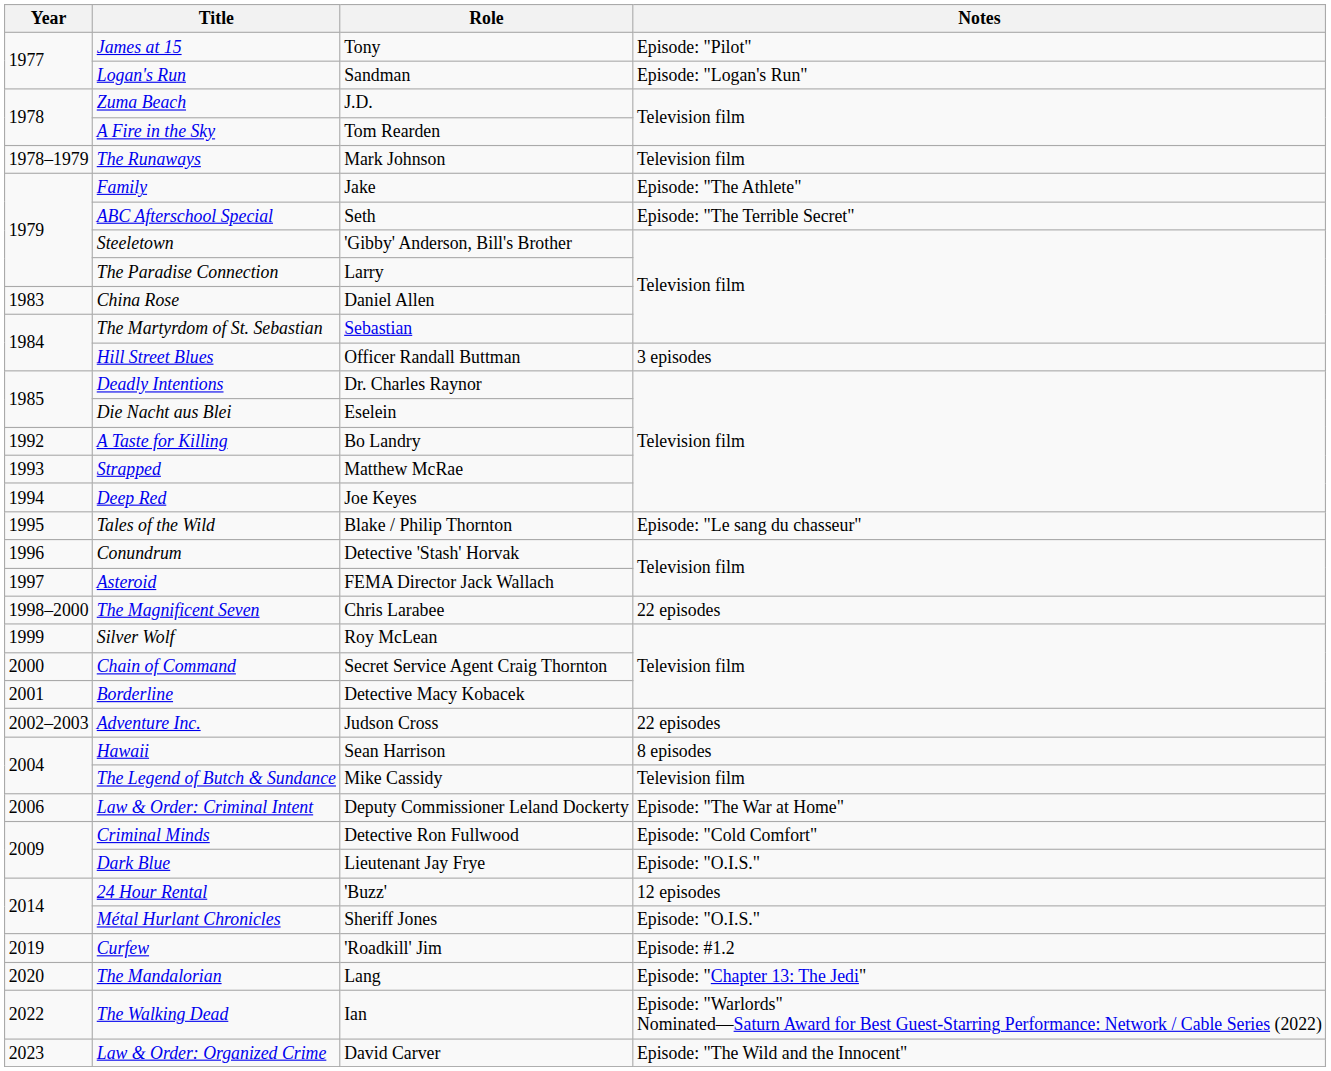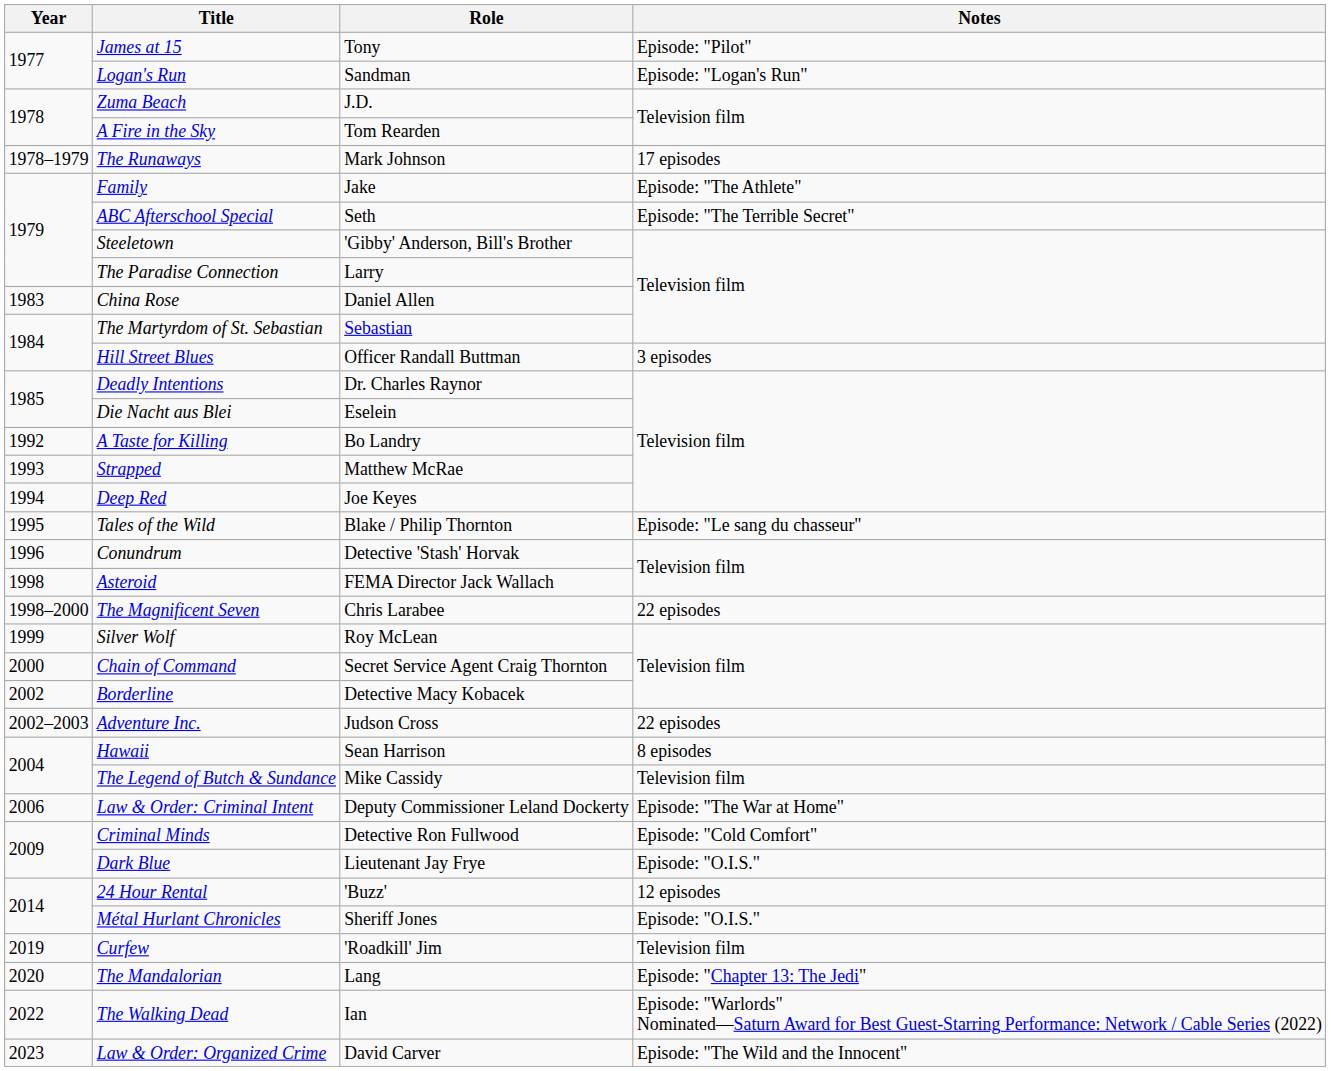(691, 159) Television film -> (679, 159) 17 episodes
(26, 581) 1997 -> (26, 581) 1998
(26, 694) 2001 -> (26, 694) 2002
(686, 948) Episode: #1.2 -> (691, 948) Television film
